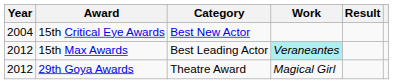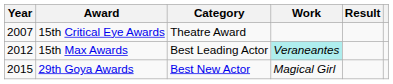(20, 32) 2004 -> (20, 32) 2007
(210, 32) Best New Actor -> (208, 32) Theatre Award
(20, 69) 2012 -> (20, 69) 2015
(208, 69) Theatre Award -> (210, 69) Best New Actor
